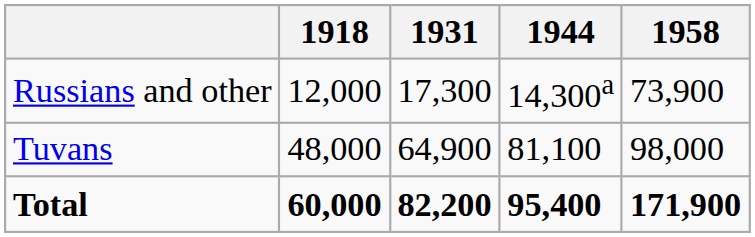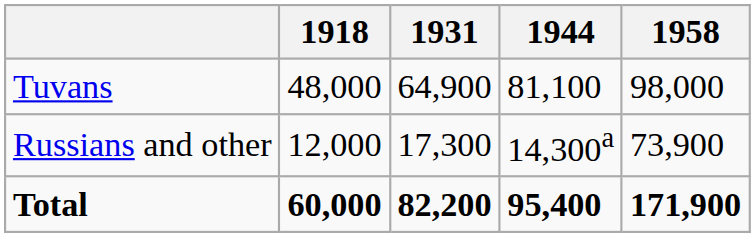rows swapped: (63, 149) <-> (142, 90)
